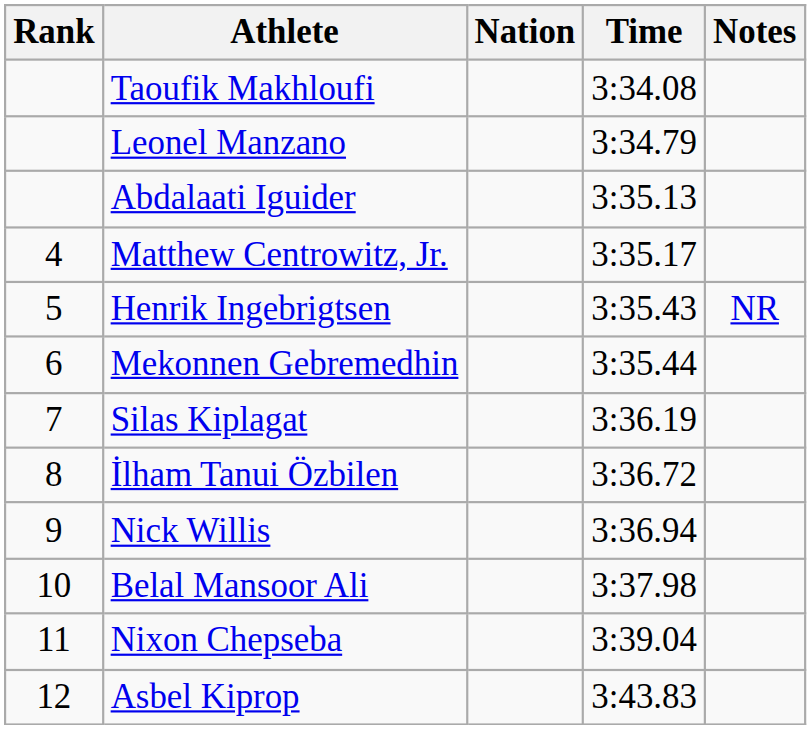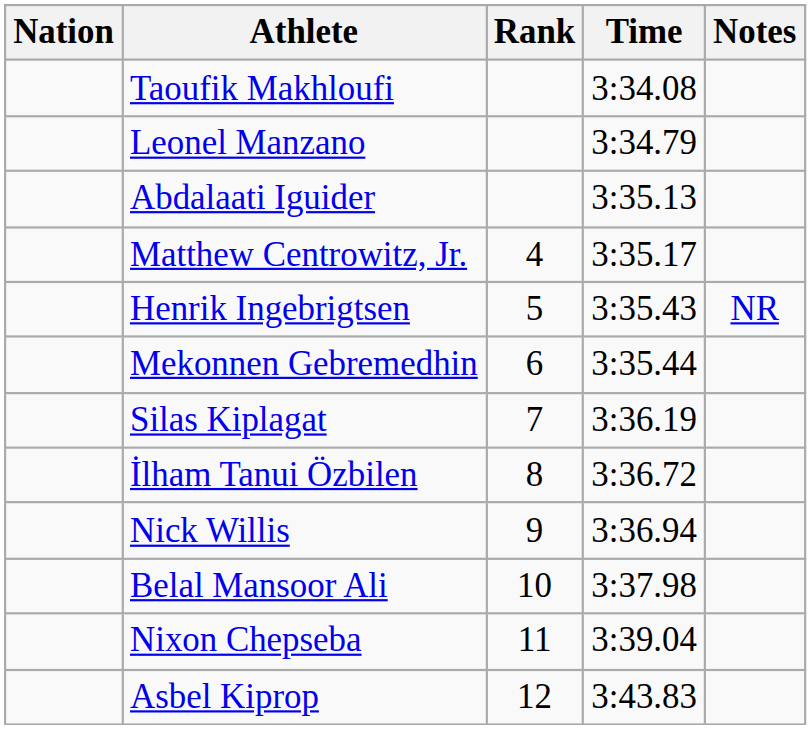columns swapped: (54, 32) <-> (525, 32)
